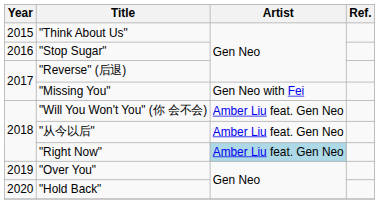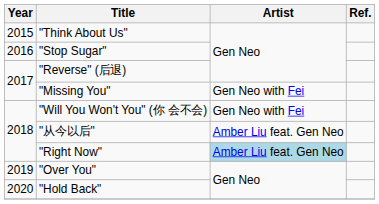(278, 111) Amber Liu feat. Gen Neo -> (258, 111) Gen Neo with Fei
